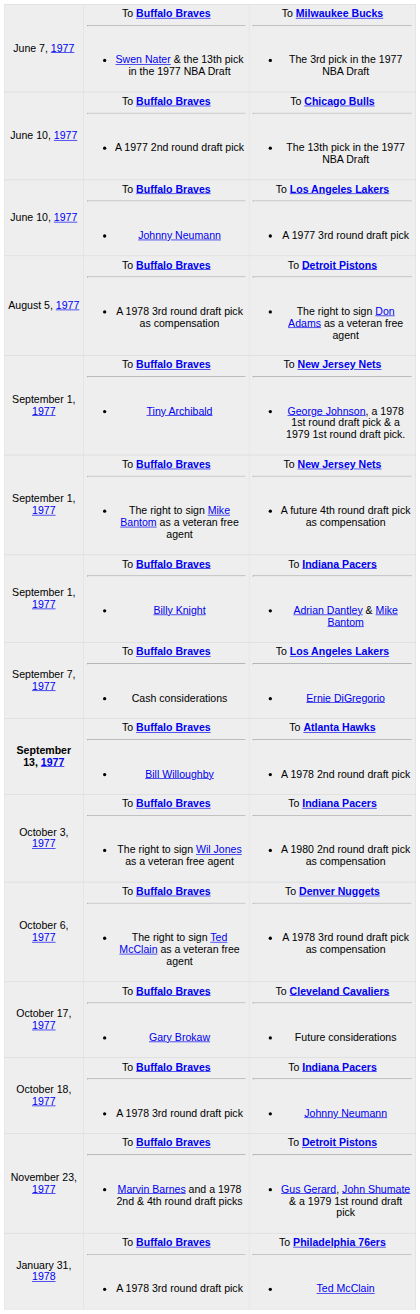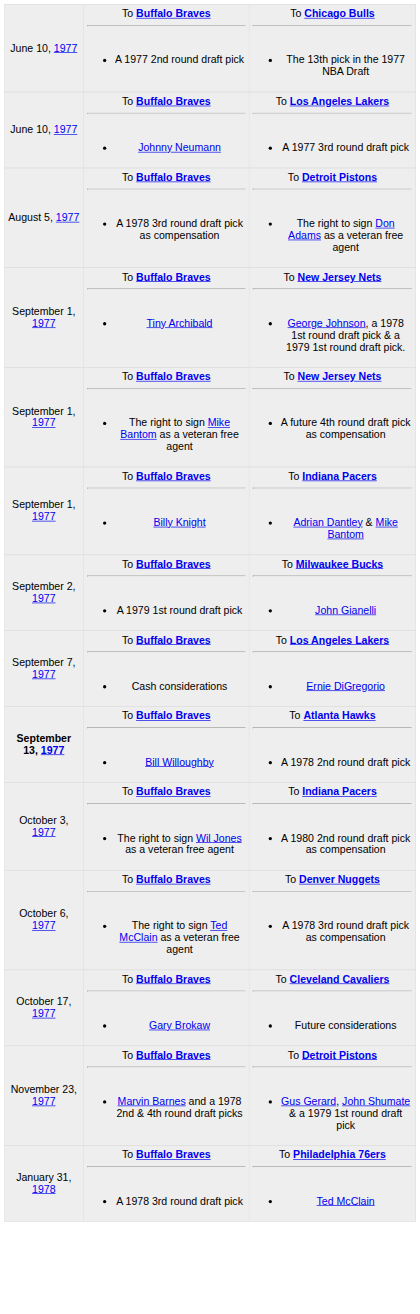- row: (332, 43)
+ row: (332, 587)
- row: (332, 1090)
